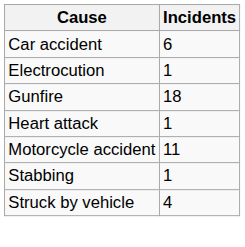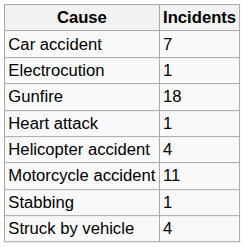(168, 44) 6 -> (168, 44) 7
+ row: (79, 149)
